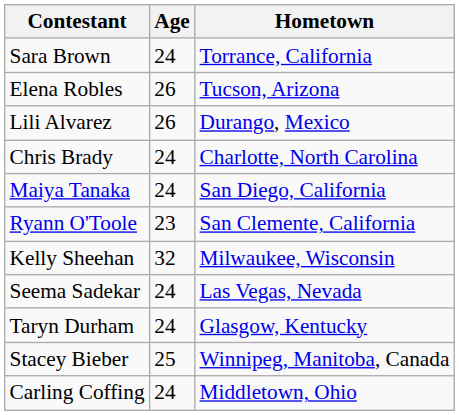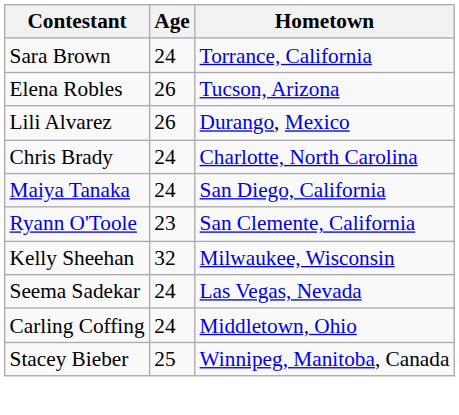- row: (72, 325)
rows swapped: (69, 358) <-> (77, 392)
